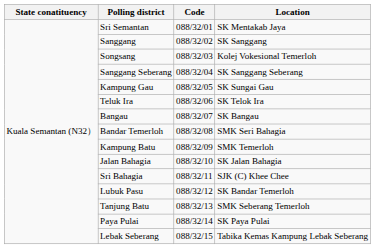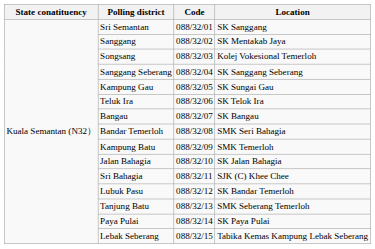(251, 27) SK Mentakab Jaya -> (242, 27) SK Sanggang
(242, 42) SK Sanggang -> (251, 42) SK Mentakab Jaya
